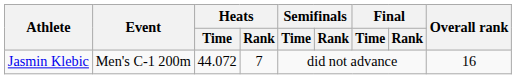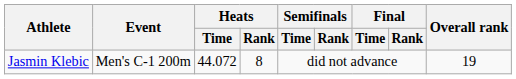(259, 62) 7 -> (259, 62) 8
(469, 62) 16 -> (469, 62) 19
